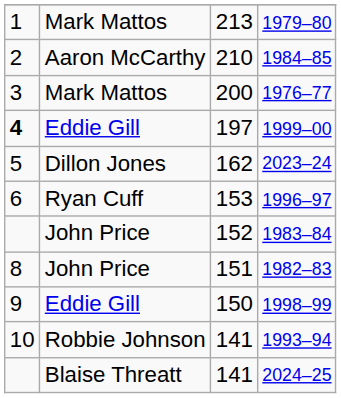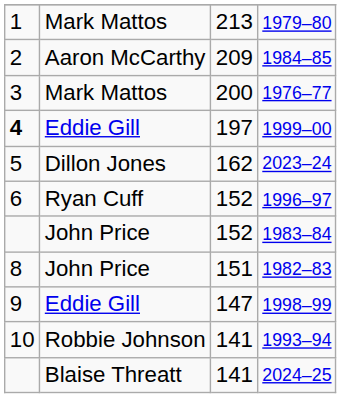(234, 57) 210 -> (234, 57) 209
(234, 198) 153 -> (234, 198) 152
(234, 304) 150 -> (234, 304) 147
